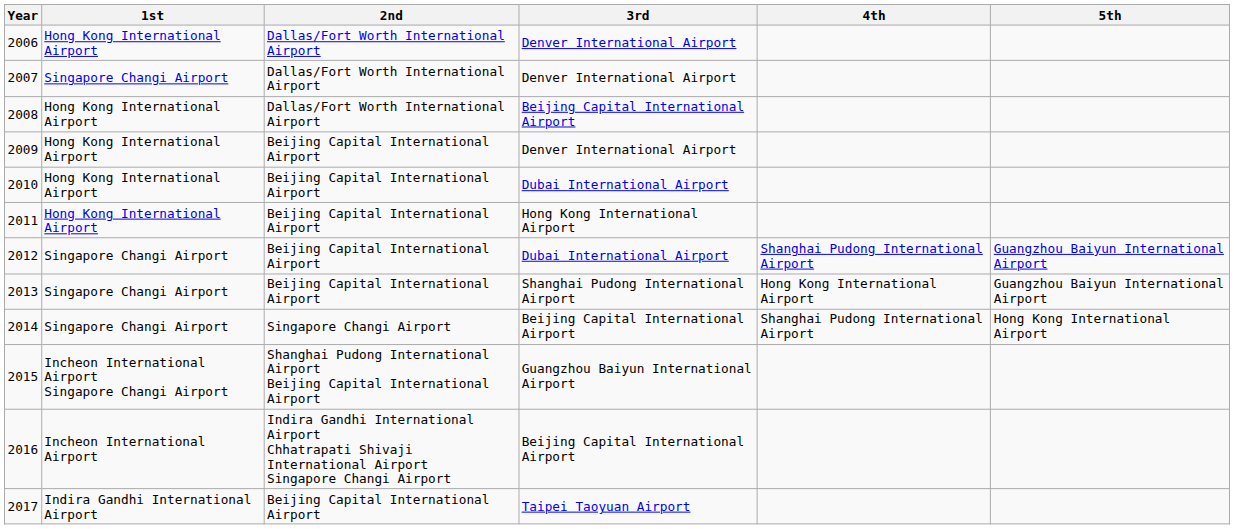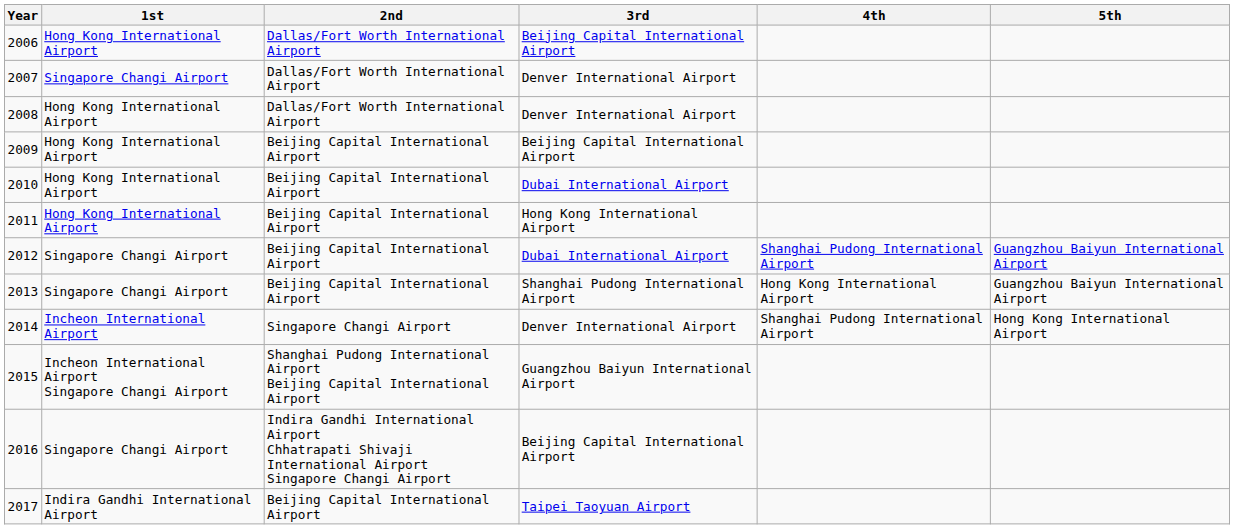(629, 43) Denver International Airport -> (633, 43) Beijing Capital International Airport
(633, 114) Beijing Capital International Airport -> (629, 114) Denver International Airport
(629, 149) Denver International Airport -> (633, 149) Beijing Capital International Airport
(136, 327) Singapore Changi Airport -> (125, 327) Incheon International Airport
(633, 327) Beijing Capital International Airport -> (629, 327) Denver International Airport
(125, 449) Incheon International Airport -> (136, 449) Singapore Changi Airport
